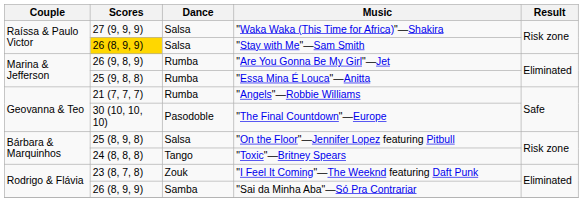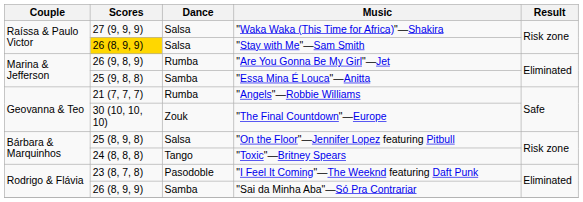(181, 78) Rumba -> (181, 78) Samba
(189, 117) Pasodoble -> (176, 117) Zouk
(176, 172) Zouk -> (189, 172) Pasodoble
